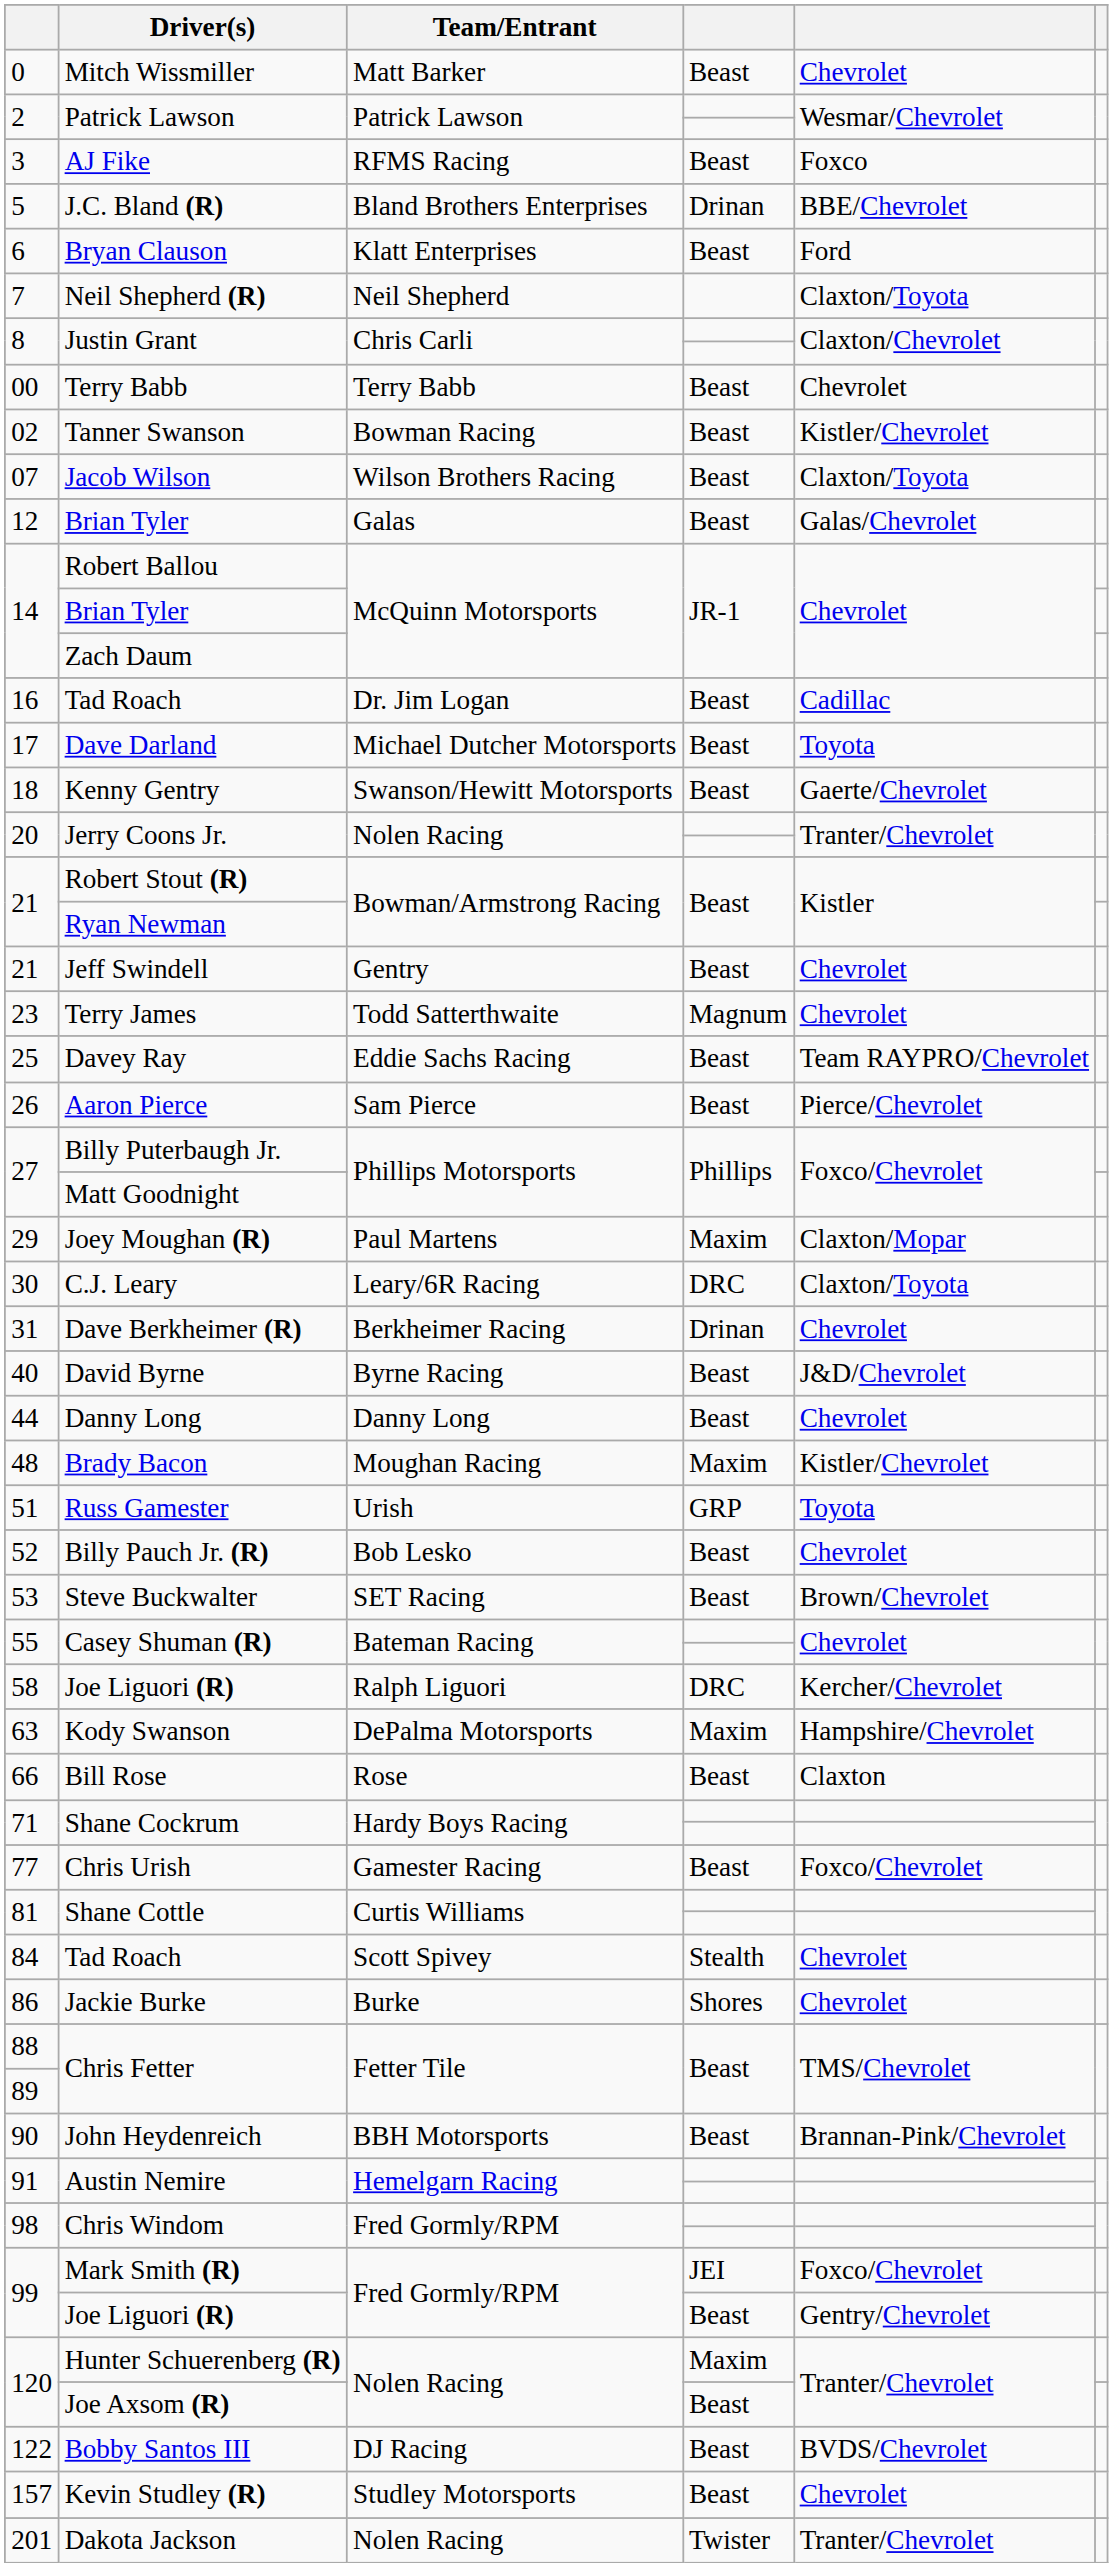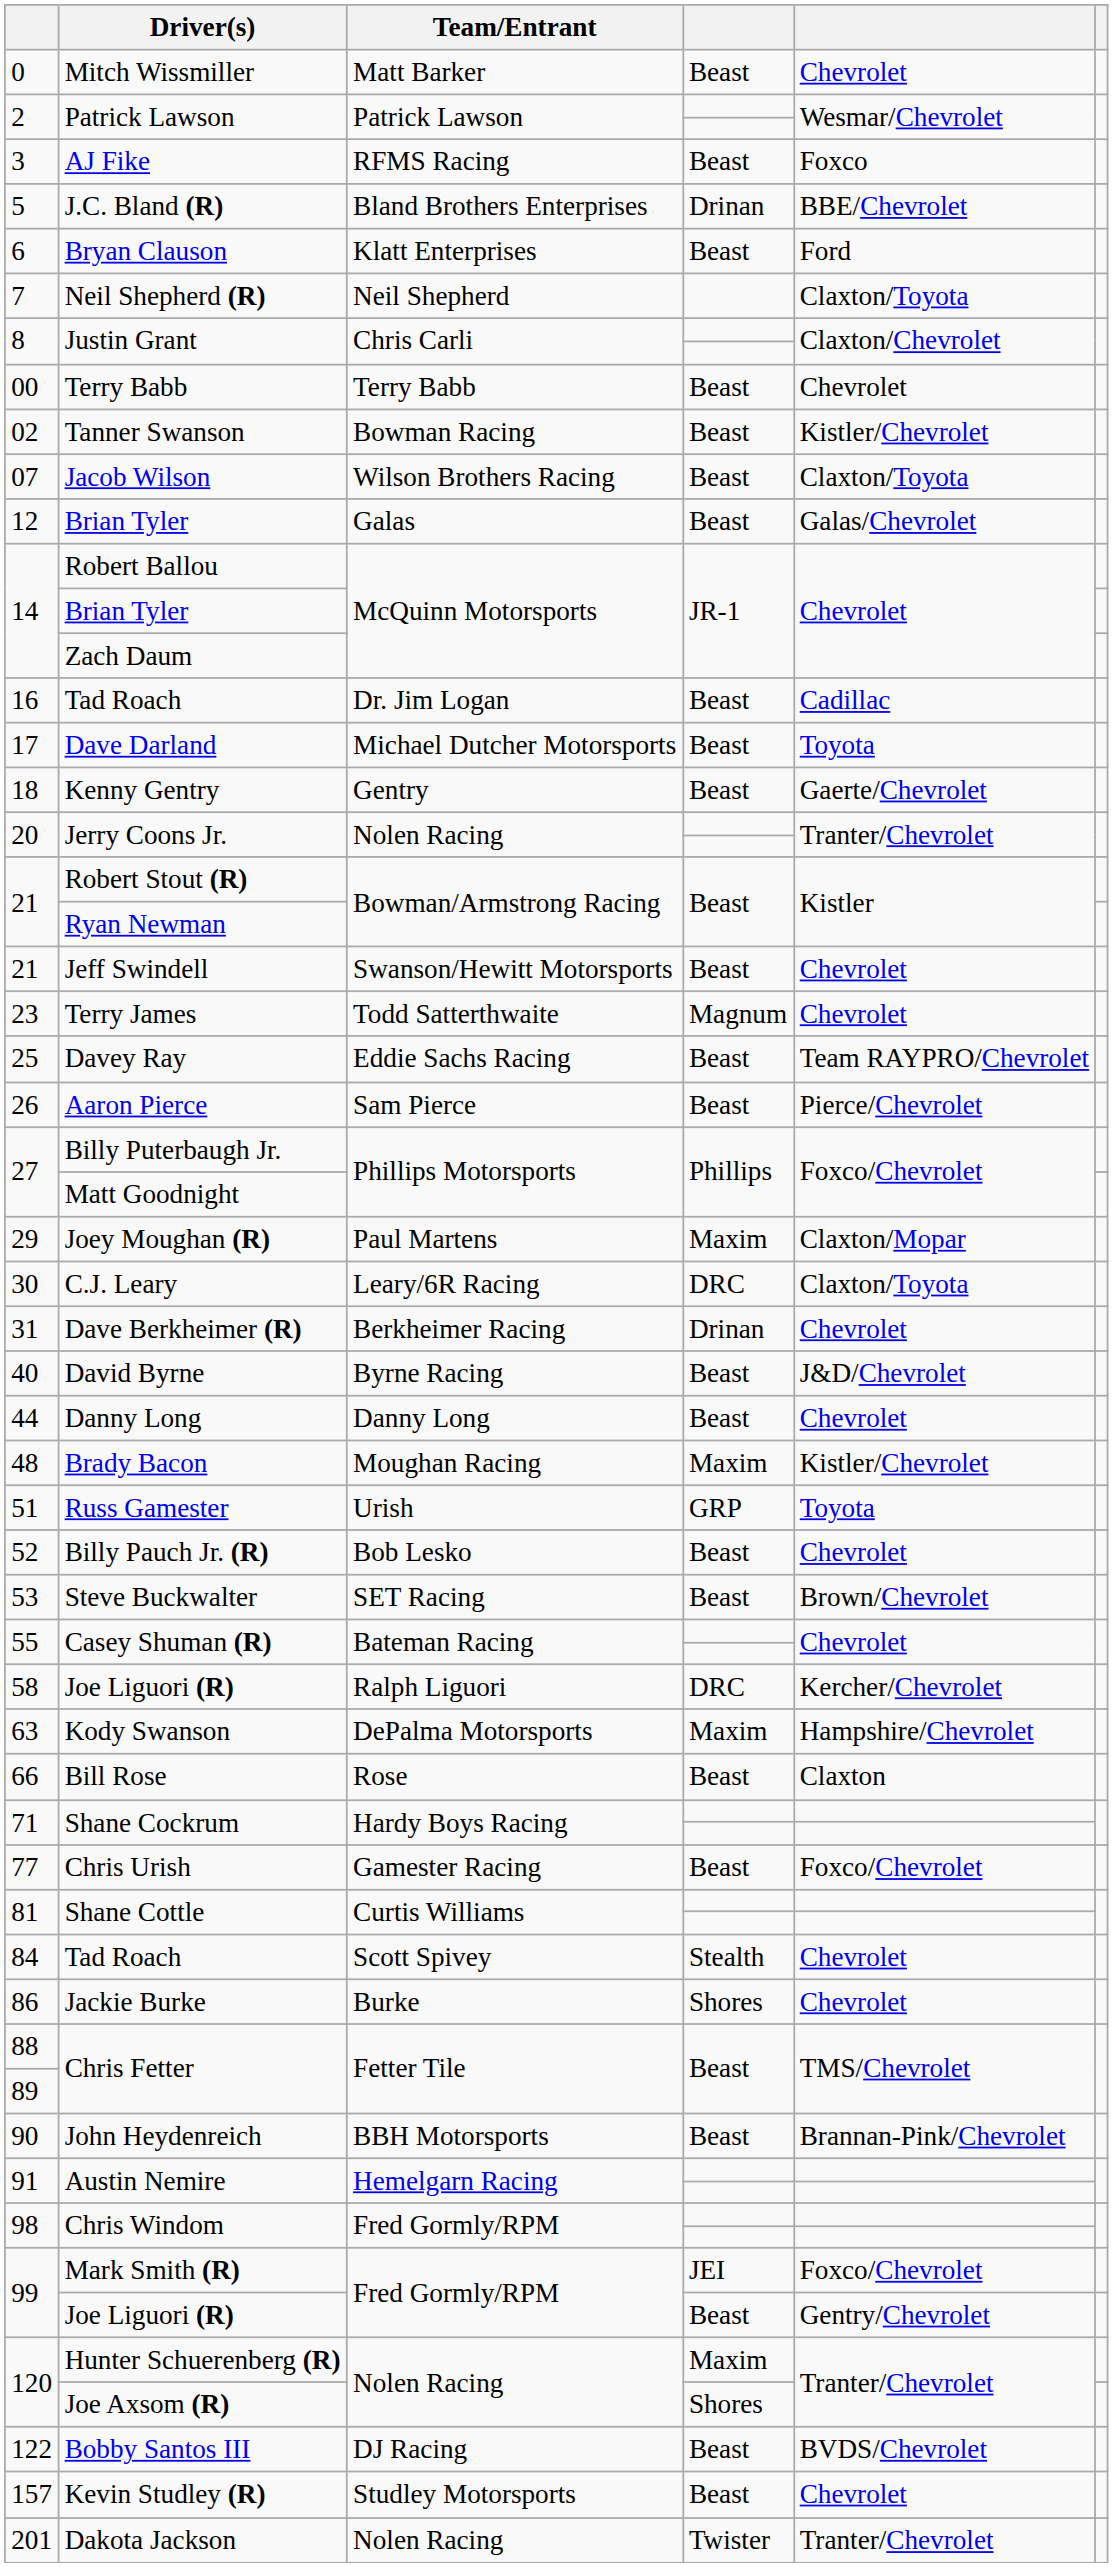(513, 789) Swanson/Hewitt Motorsports -> (391, 789) Gentry
(391, 969) Gentry -> (513, 969) Swanson/Hewitt Motorsports
(719, 2404) Beast -> (726, 2404) Shores
